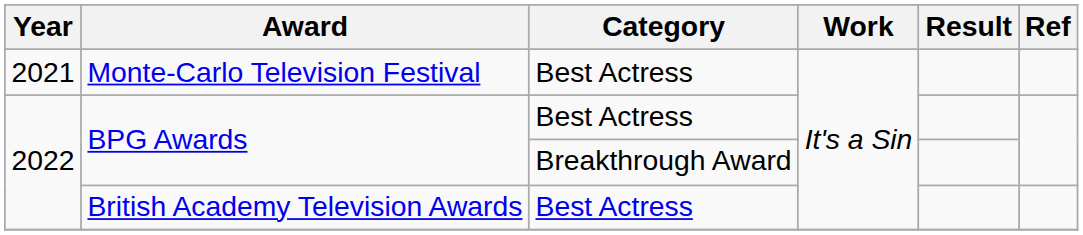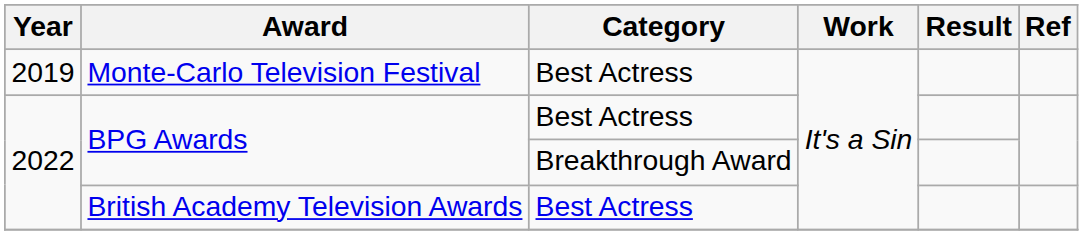(43, 71) 2021 -> (43, 71) 2019
